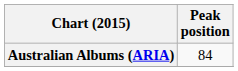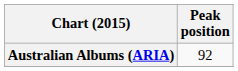(205, 54) 84 -> (205, 54) 92
